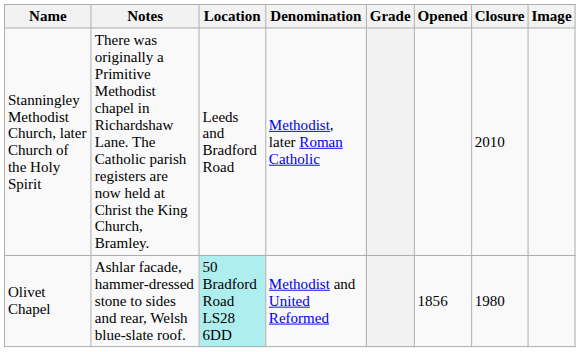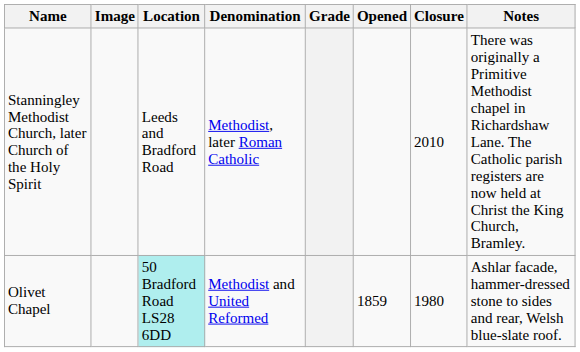columns swapped: (552, 16) <-> (145, 16)
(433, 301) 1856 -> (372, 301) 1859
